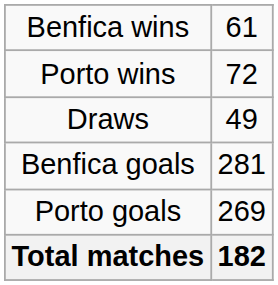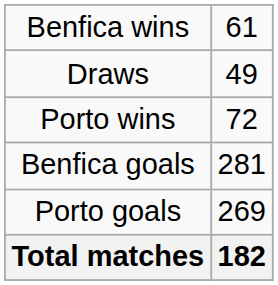rows swapped: (108, 119) <-> (108, 73)
